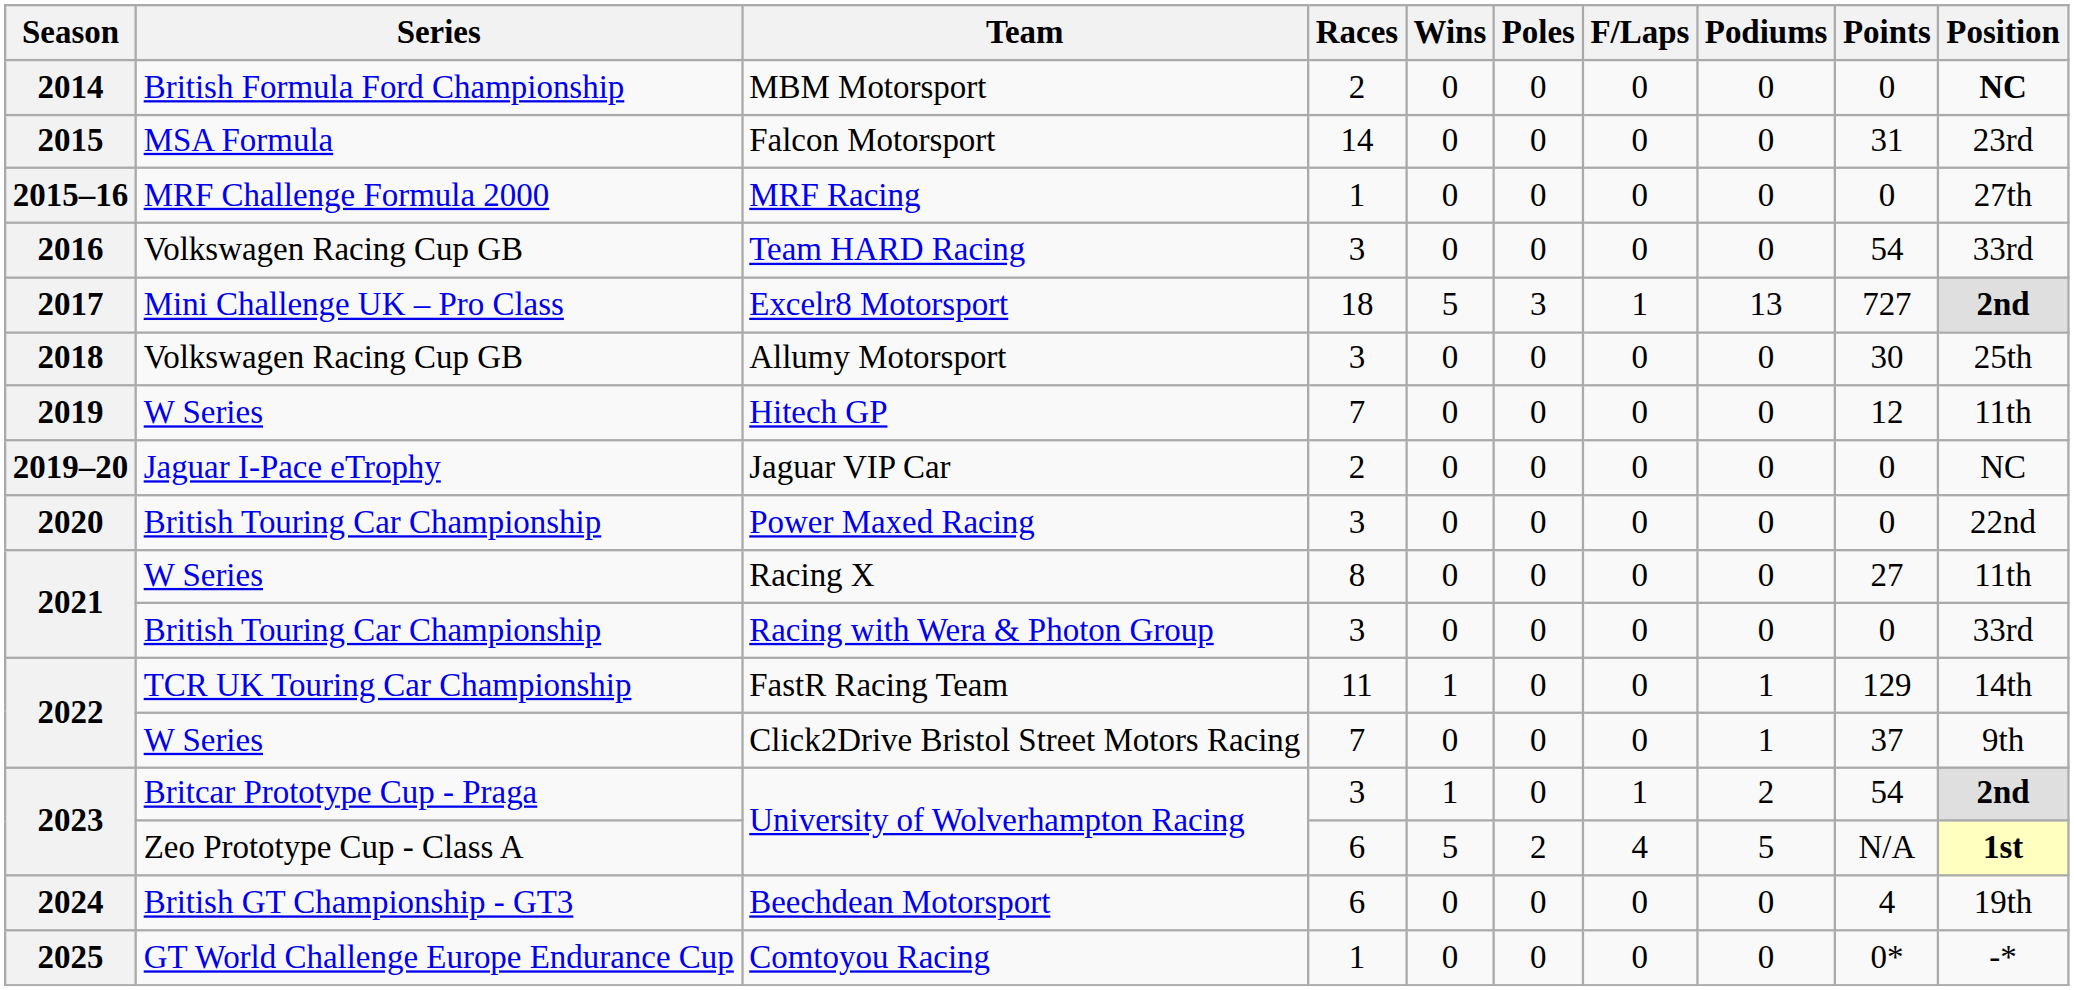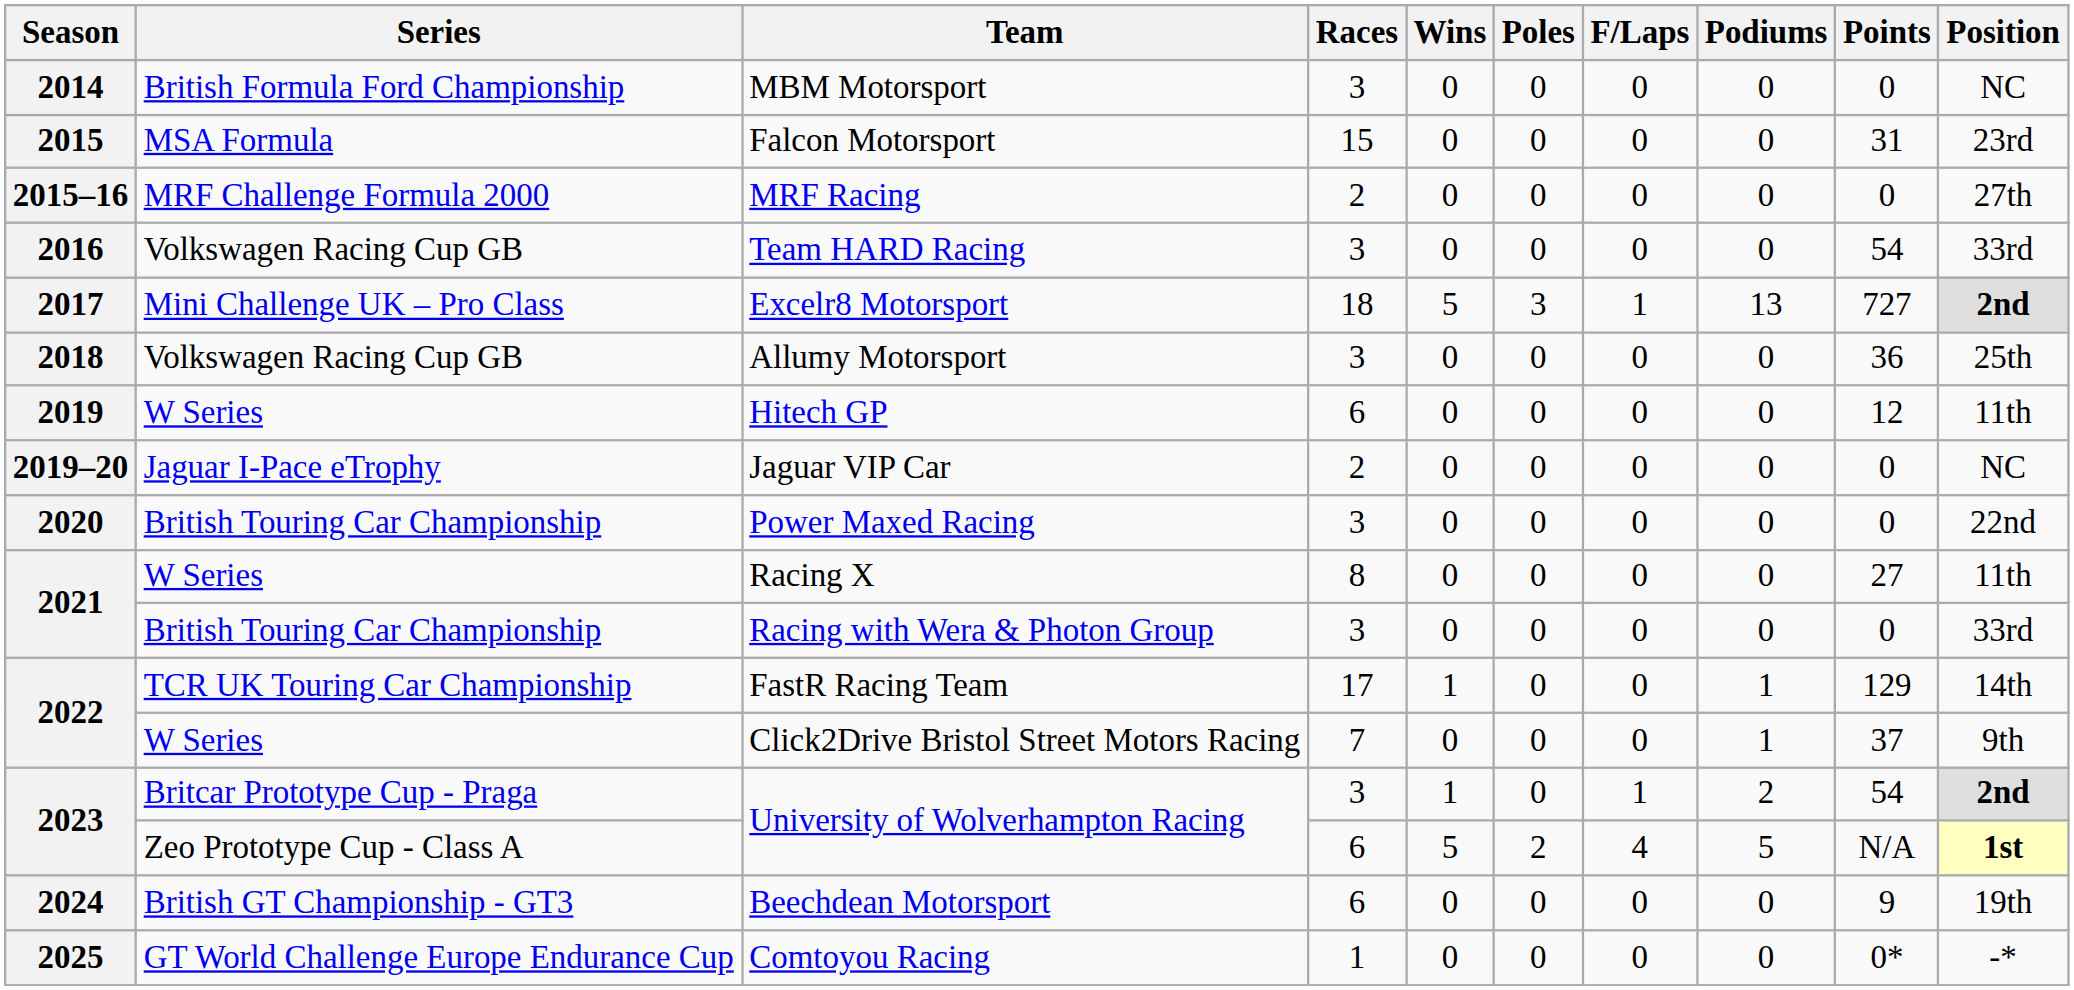(1357, 86) 2 -> (1357, 86) 3
(2003, 86) bold -> (2003, 86) normal
(1357, 140) 14 -> (1357, 140) 15
(1357, 195) 1 -> (1357, 195) 2
(1887, 358) 30 -> (1887, 358) 36
(1357, 412) 7 -> (1357, 412) 6
(1357, 684) 11 -> (1357, 684) 17
(1887, 902) 4 -> (1887, 902) 9
